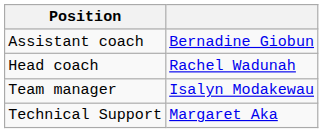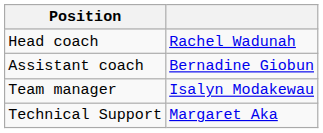rows swapped: (53, 66) <-> (76, 41)
